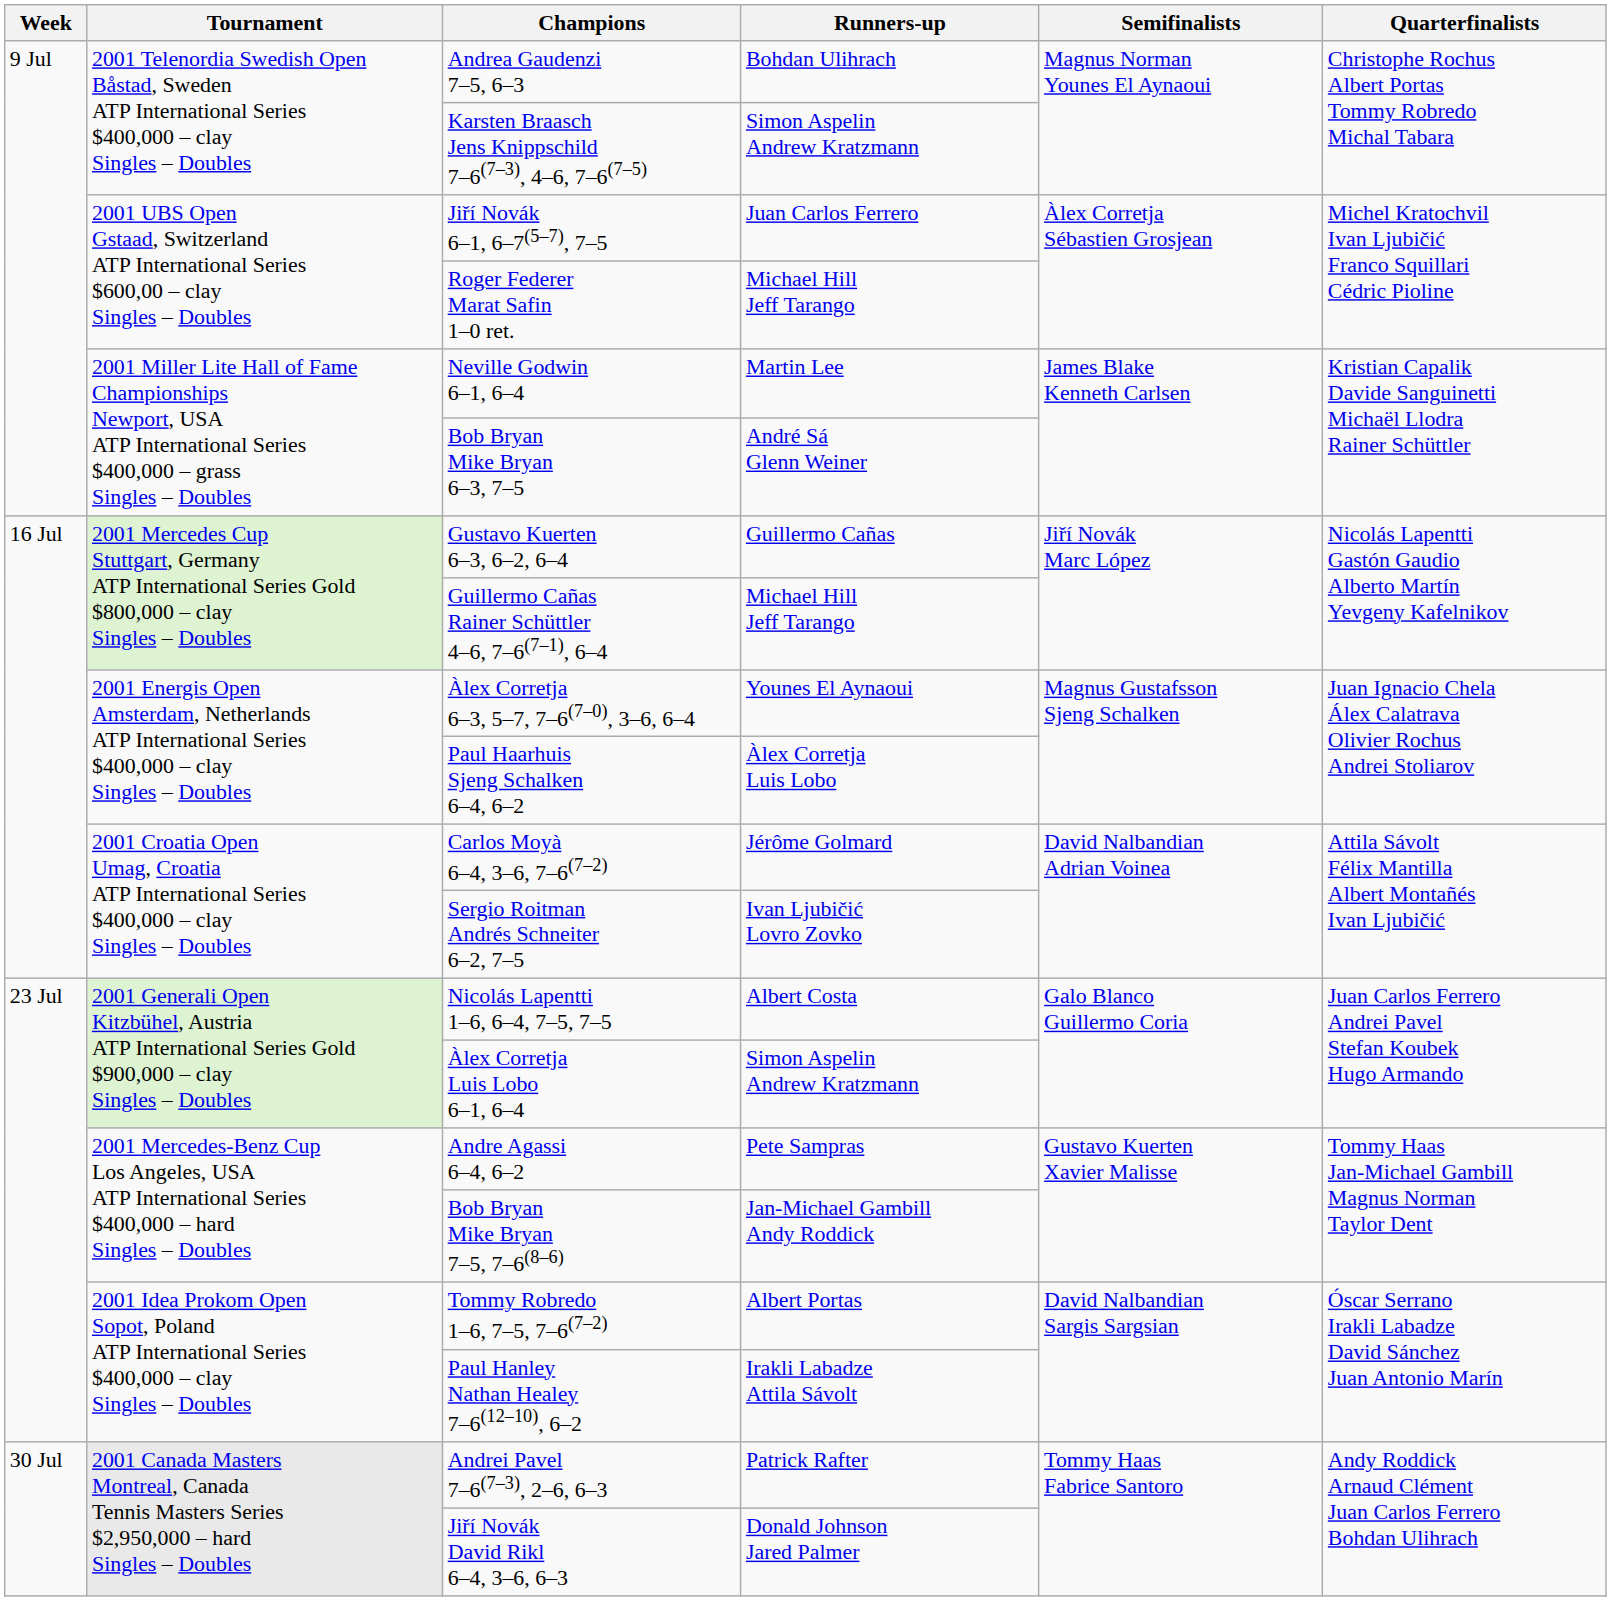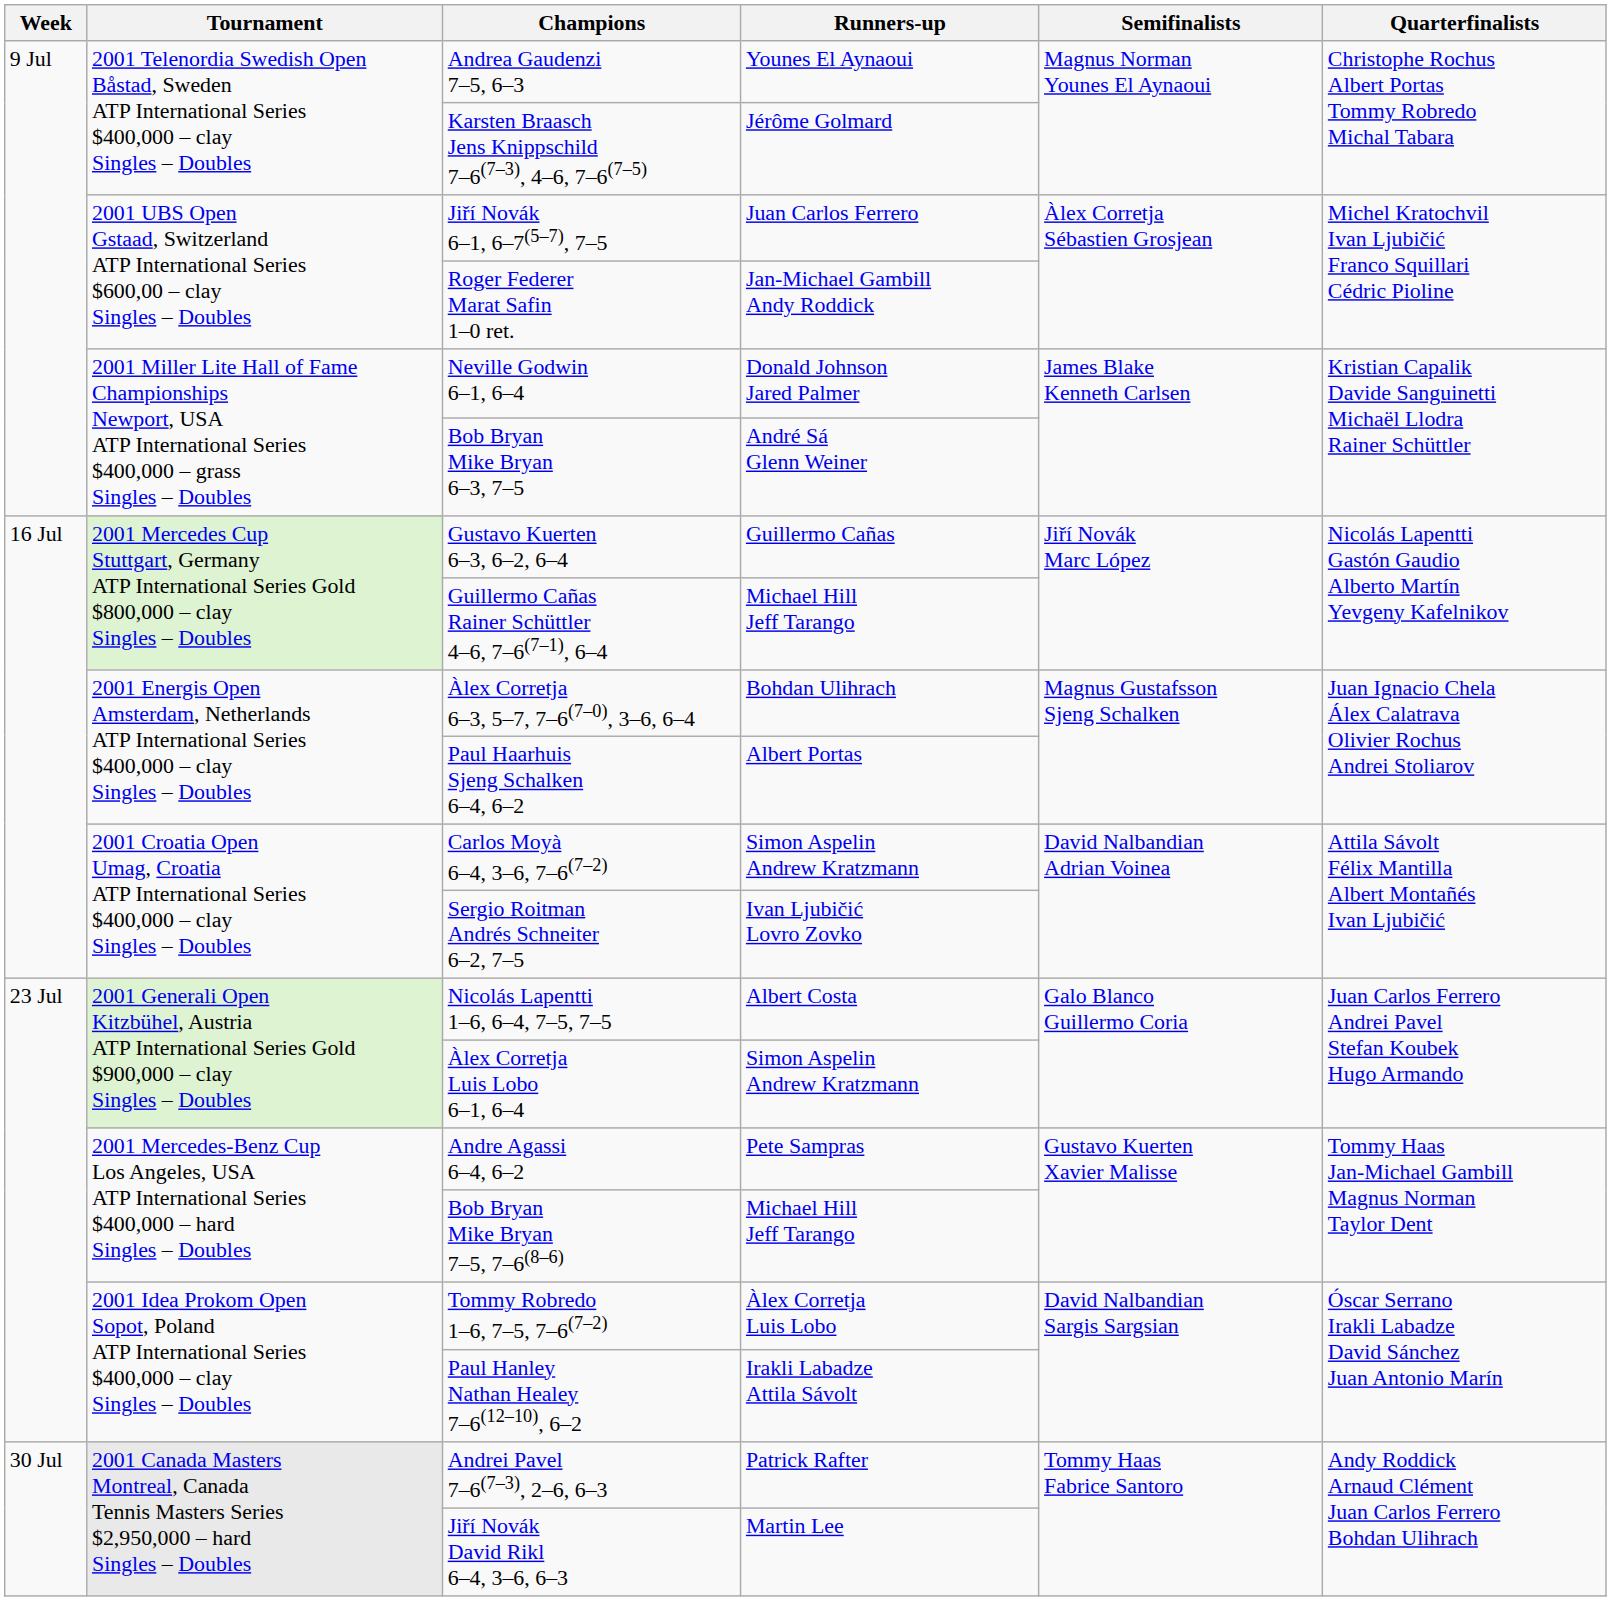(821, 58) Bohdan Ulihrach -> (829, 58) Younes El Aynaoui
(832, 133) Simon Aspelin Andrew Kratzmann -> (819, 120) Jérôme Golmard
(801, 292) Michael Hill Jeff Tarango -> (839, 292) Jan-Michael Gambill Andy Roddick
(795, 367) Martin Lee -> (817, 380) Donald Johnson Jared Palmer
(829, 687) Younes El Aynaoui -> (821, 687) Bohdan Ulihrach
(806, 766) Àlex Corretja Luis Lobo -> (804, 753) Albert Portas
(819, 841) Jérôme Golmard -> (832, 854) Simon Aspelin Andrew Kratzmann
(839, 1221) Jan-Michael Gambill Andy Roddick -> (801, 1221) Michael Hill Jeff Tarango
(804, 1300) Albert Portas -> (806, 1313) Àlex Corretja Luis Lobo
(817, 1538) Donald Johnson Jared Palmer -> (795, 1525) Martin Lee
